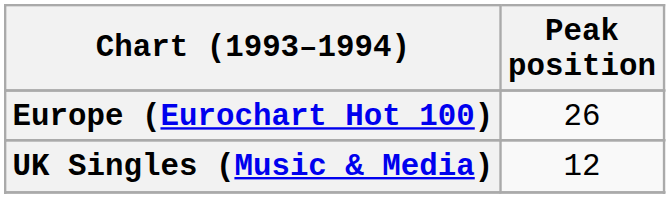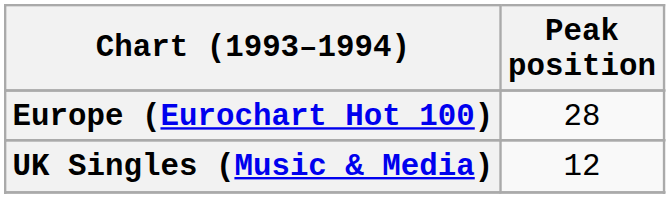(582, 116) 26 -> (582, 116) 28
